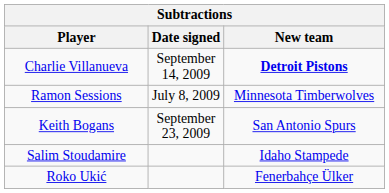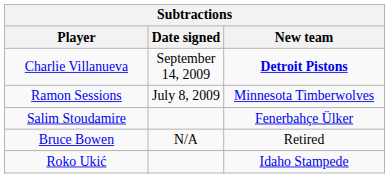- row: (76, 125)
(304, 155) Idaho Stampede -> (304, 118) Fenerbahçe Ülker
+ row: (76, 140)
(304, 177) Fenerbahçe Ülker -> (304, 161) Idaho Stampede
